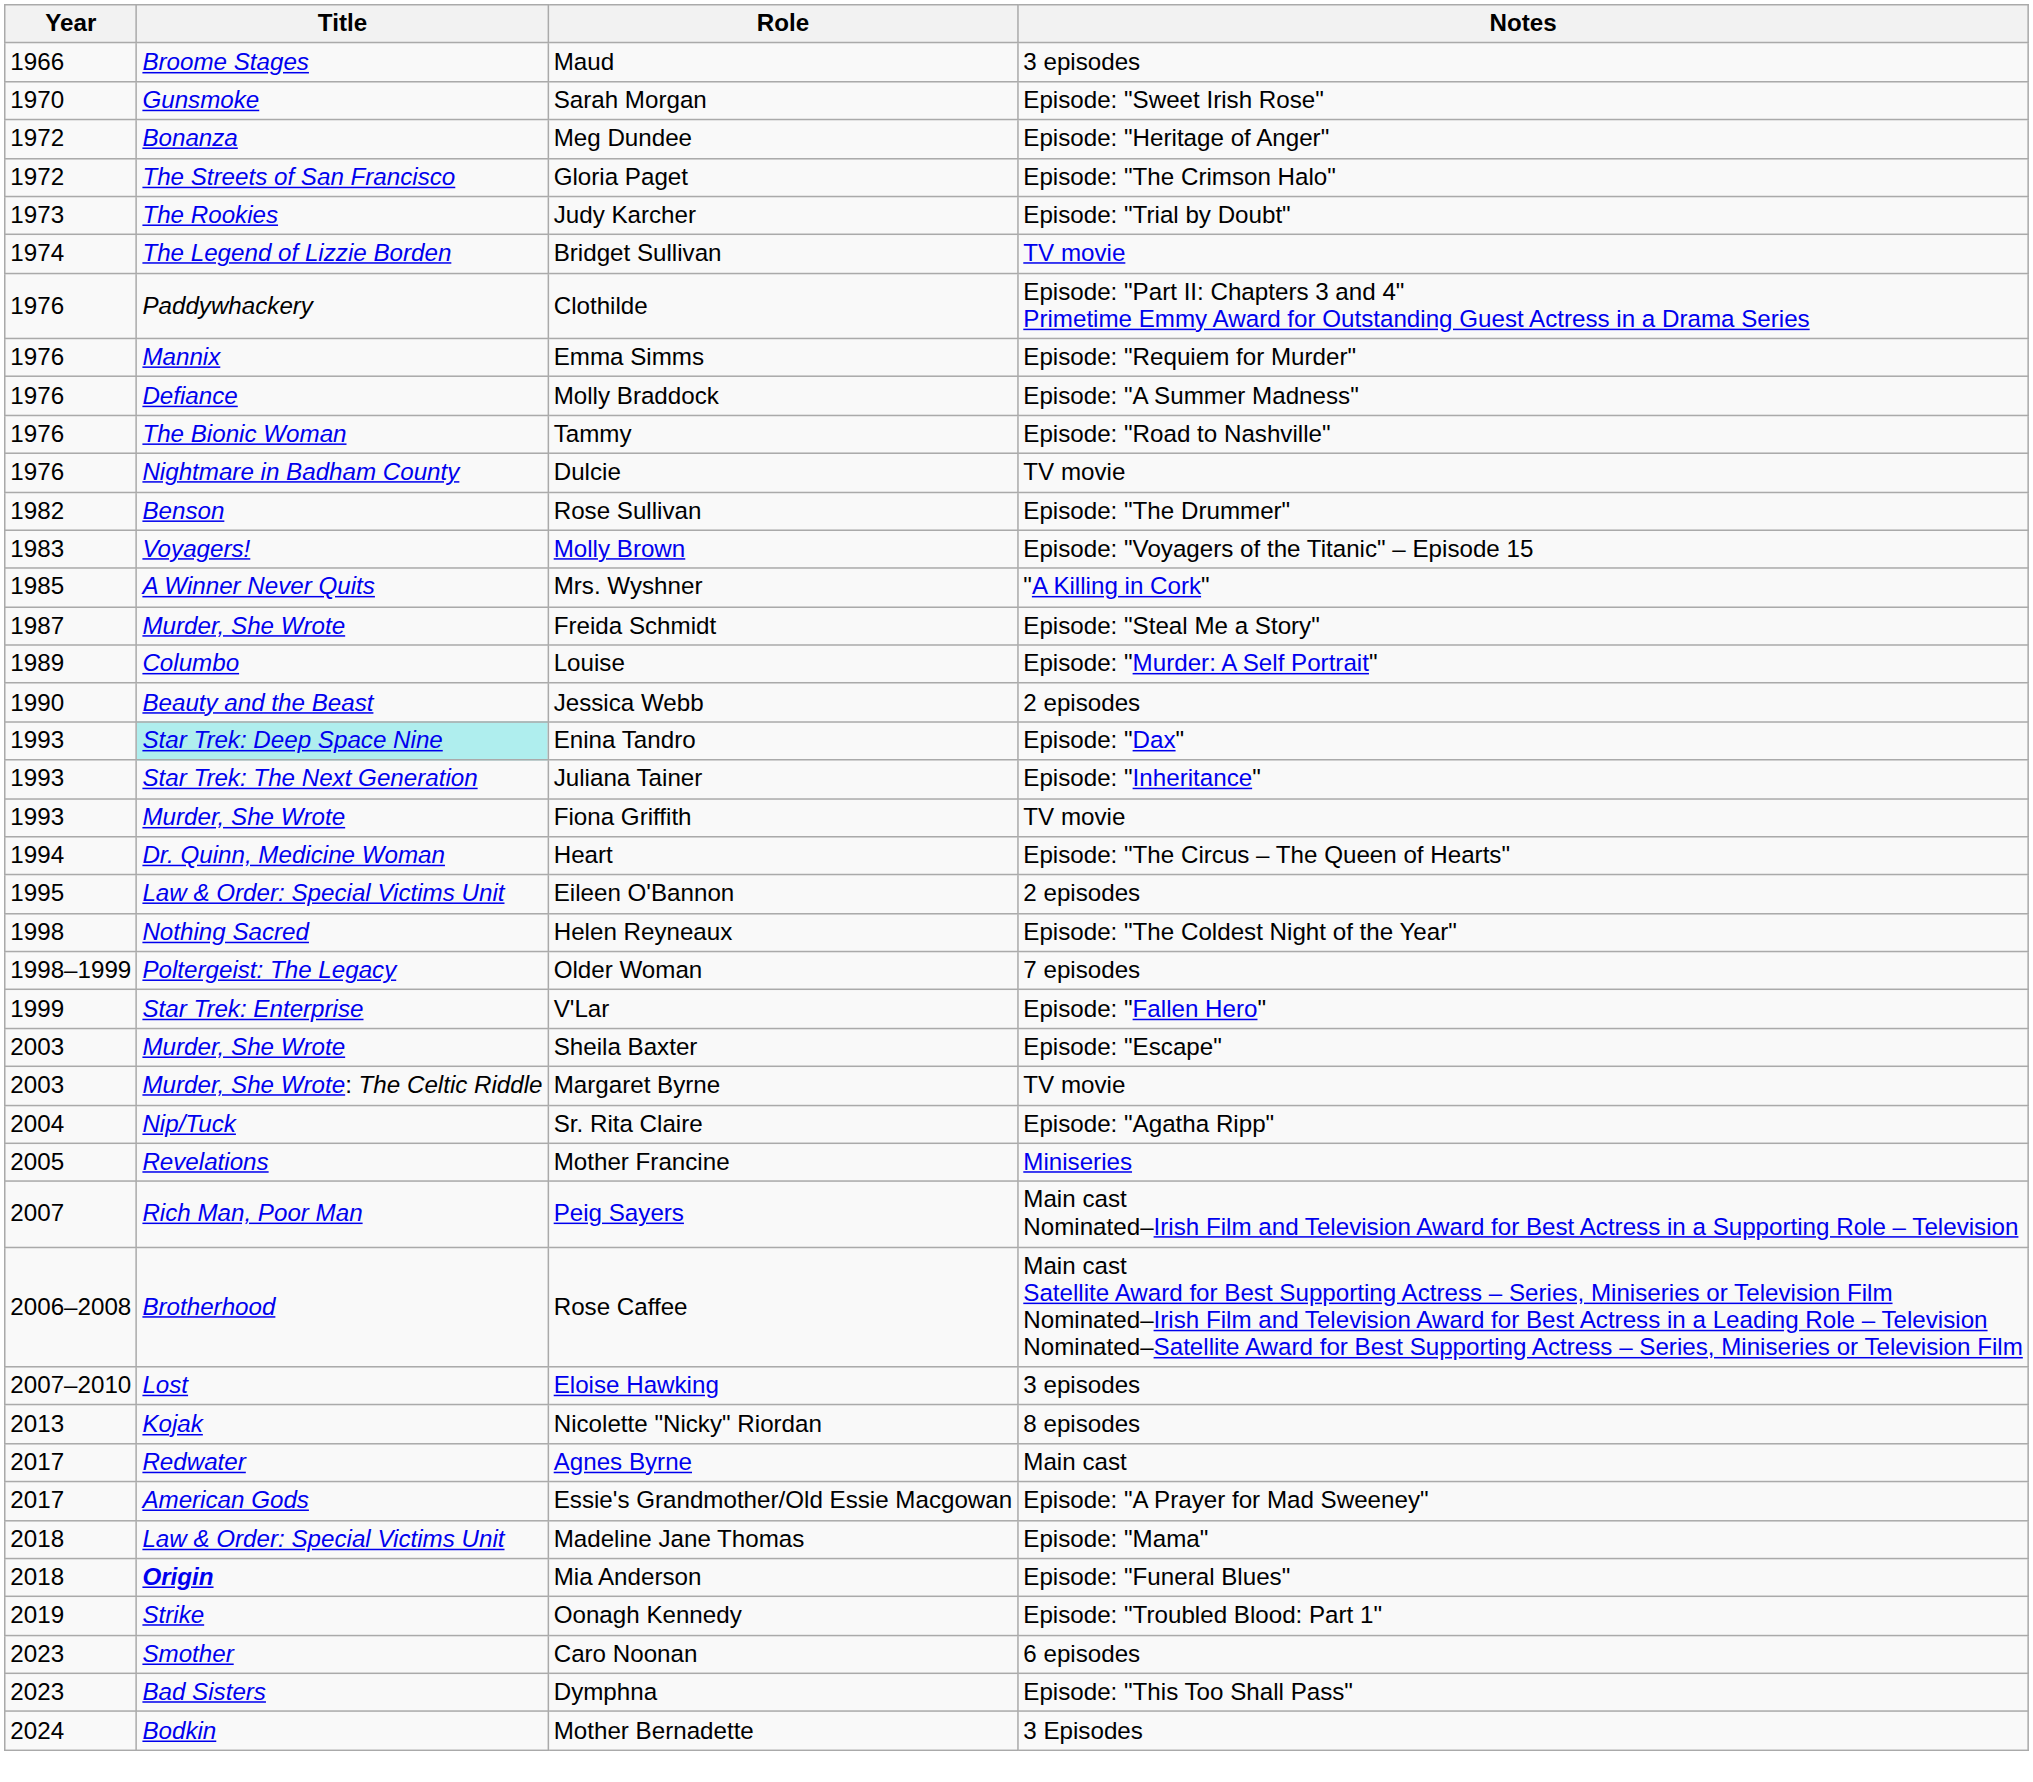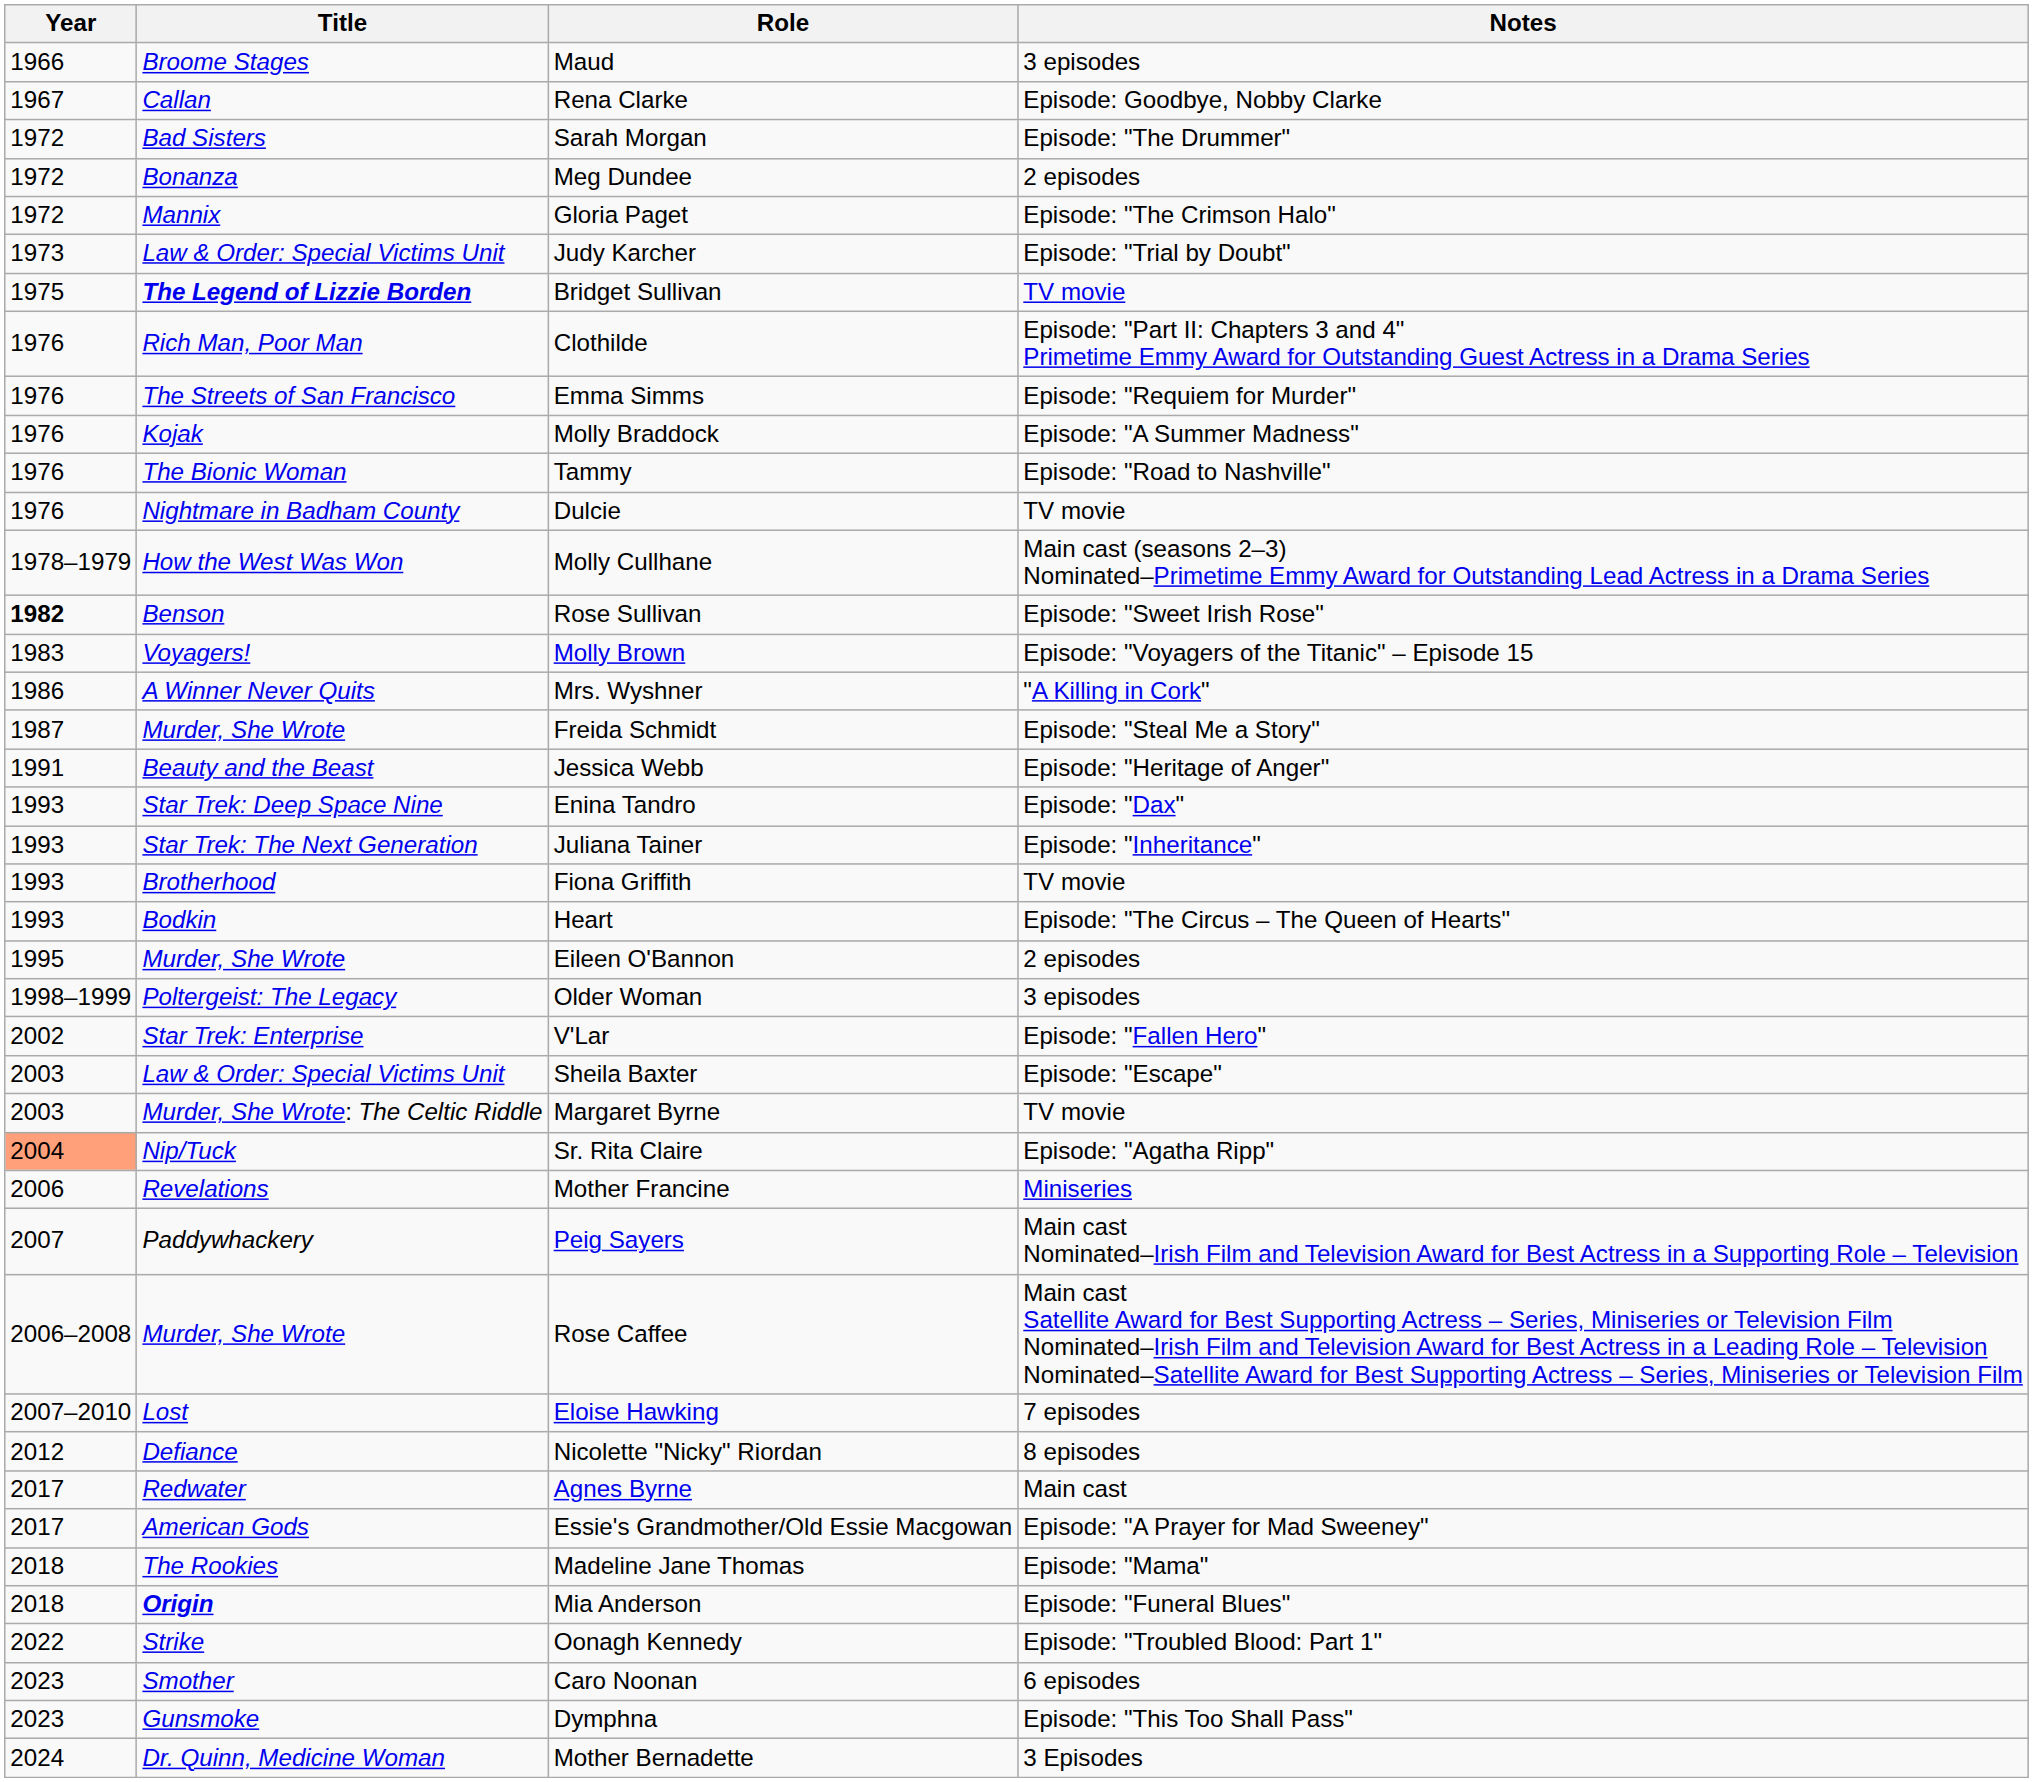+ row: (621, 100)
(37, 100) 1970 -> (37, 138) 1972
(201, 100) Gunsmoke -> (204, 138) Bad Sisters
(1174, 100) Episode: "Sweet Irish Rose" -> (1157, 138) Episode: "The Drummer"
(1176, 138) Episode: "Heritage of Anger" -> (1082, 176) 2 episodes
(299, 176) The Streets of San Francisco -> (181, 215) Mannix
(210, 215) The Rookies -> (323, 253) Law & Order: Special Victims Unit
(37, 253) 1974 -> (37, 291) 1975
(297, 253) normal -> (307, 291) bold
(228, 305) Paddywhackery -> (253, 343) Rich Man, Poor Man
(181, 357) Mannix -> (299, 395) The Streets of San Francisco
(190, 395) Defiance -> (173, 434) Kojak
+ row: (633, 562)
(37, 510) normal -> (37, 614) bold
(1157, 510) Episode: "The Drummer" -> (1174, 614) Episode: "Sweet Irish Rose"
(37, 587) 1985 -> (37, 691) 1986
- row: (589, 663)
(37, 702) 1990 -> (37, 767) 1991
(1082, 702) 2 episodes -> (1176, 767) Episode: "Heritage of Anger"
(293, 740) paleturquoise background -> (293, 806) no background
(244, 817) Murder, She Wrote -> (209, 882) Brotherhood
(37, 855) 1994 -> (37, 920) 1993
(294, 855) Dr. Quinn, Medicine Woman -> (179, 920) Bodkin
(323, 893) Law & Order: Special Victims Unit -> (244, 959) Murder, She Wrote
- row: (643, 932)
(1082, 970) 7 episodes -> (1082, 997) 3 episodes
(37, 1008) 1999 -> (37, 1035) 2002
(244, 1047) Murder, She Wrote -> (323, 1074) Law & Order: Special Victims Unit
(37, 1123) no background -> (37, 1150) lightsalmon background
(37, 1162) 2005 -> (37, 1189) 2006
(253, 1213) Rich Man, Poor Man -> (228, 1241) Paddywhackery
(209, 1306) Brotherhood -> (244, 1333) Murder, She Wrote
(1082, 1385) 3 episodes -> (1082, 1412) 7 episodes
(37, 1423) 2013 -> (37, 1451) 2012
(173, 1423) Kojak -> (190, 1451) Defiance
(323, 1538) Law & Order: Special Victims Unit -> (210, 1566) The Rookies
(37, 1615) 2019 -> (37, 1642) 2022
(204, 1692) Bad Sisters -> (201, 1719) Gunsmoke
(179, 1730) Bodkin -> (294, 1757) Dr. Quinn, Medicine Woman
